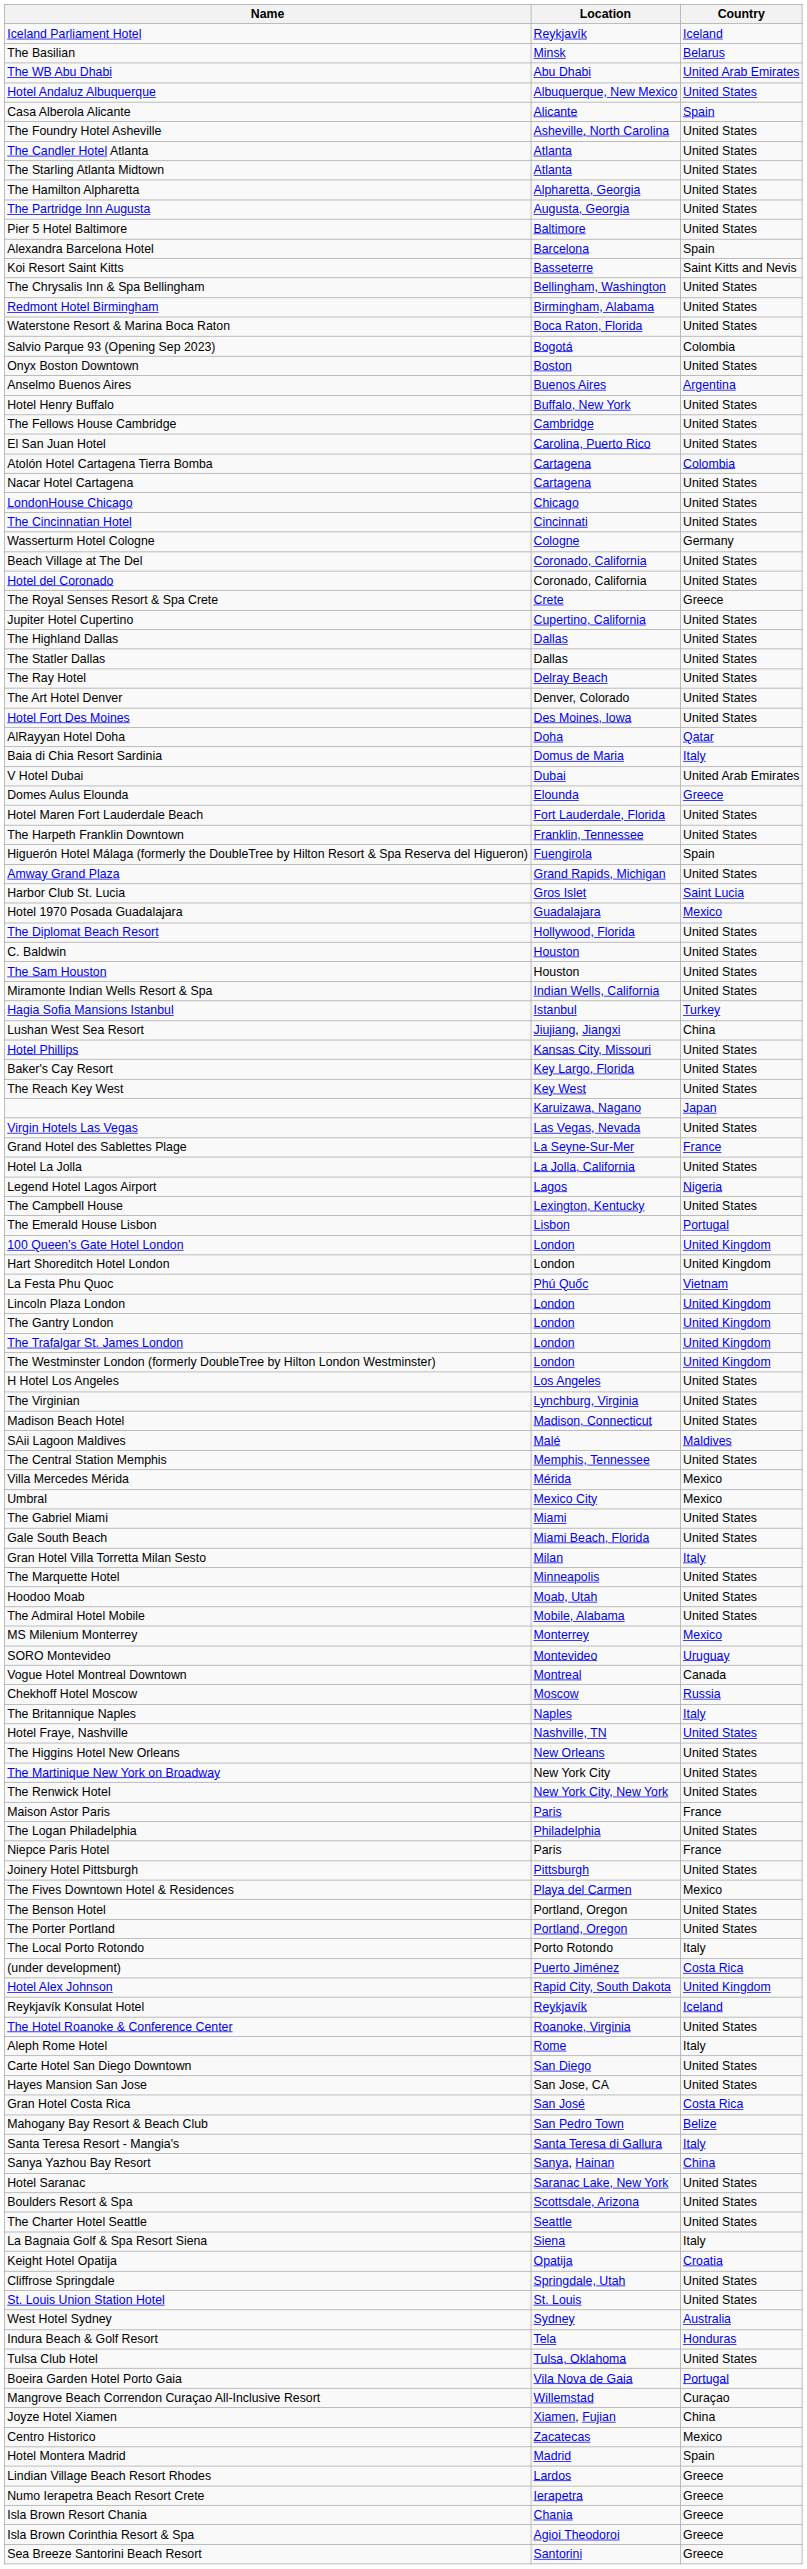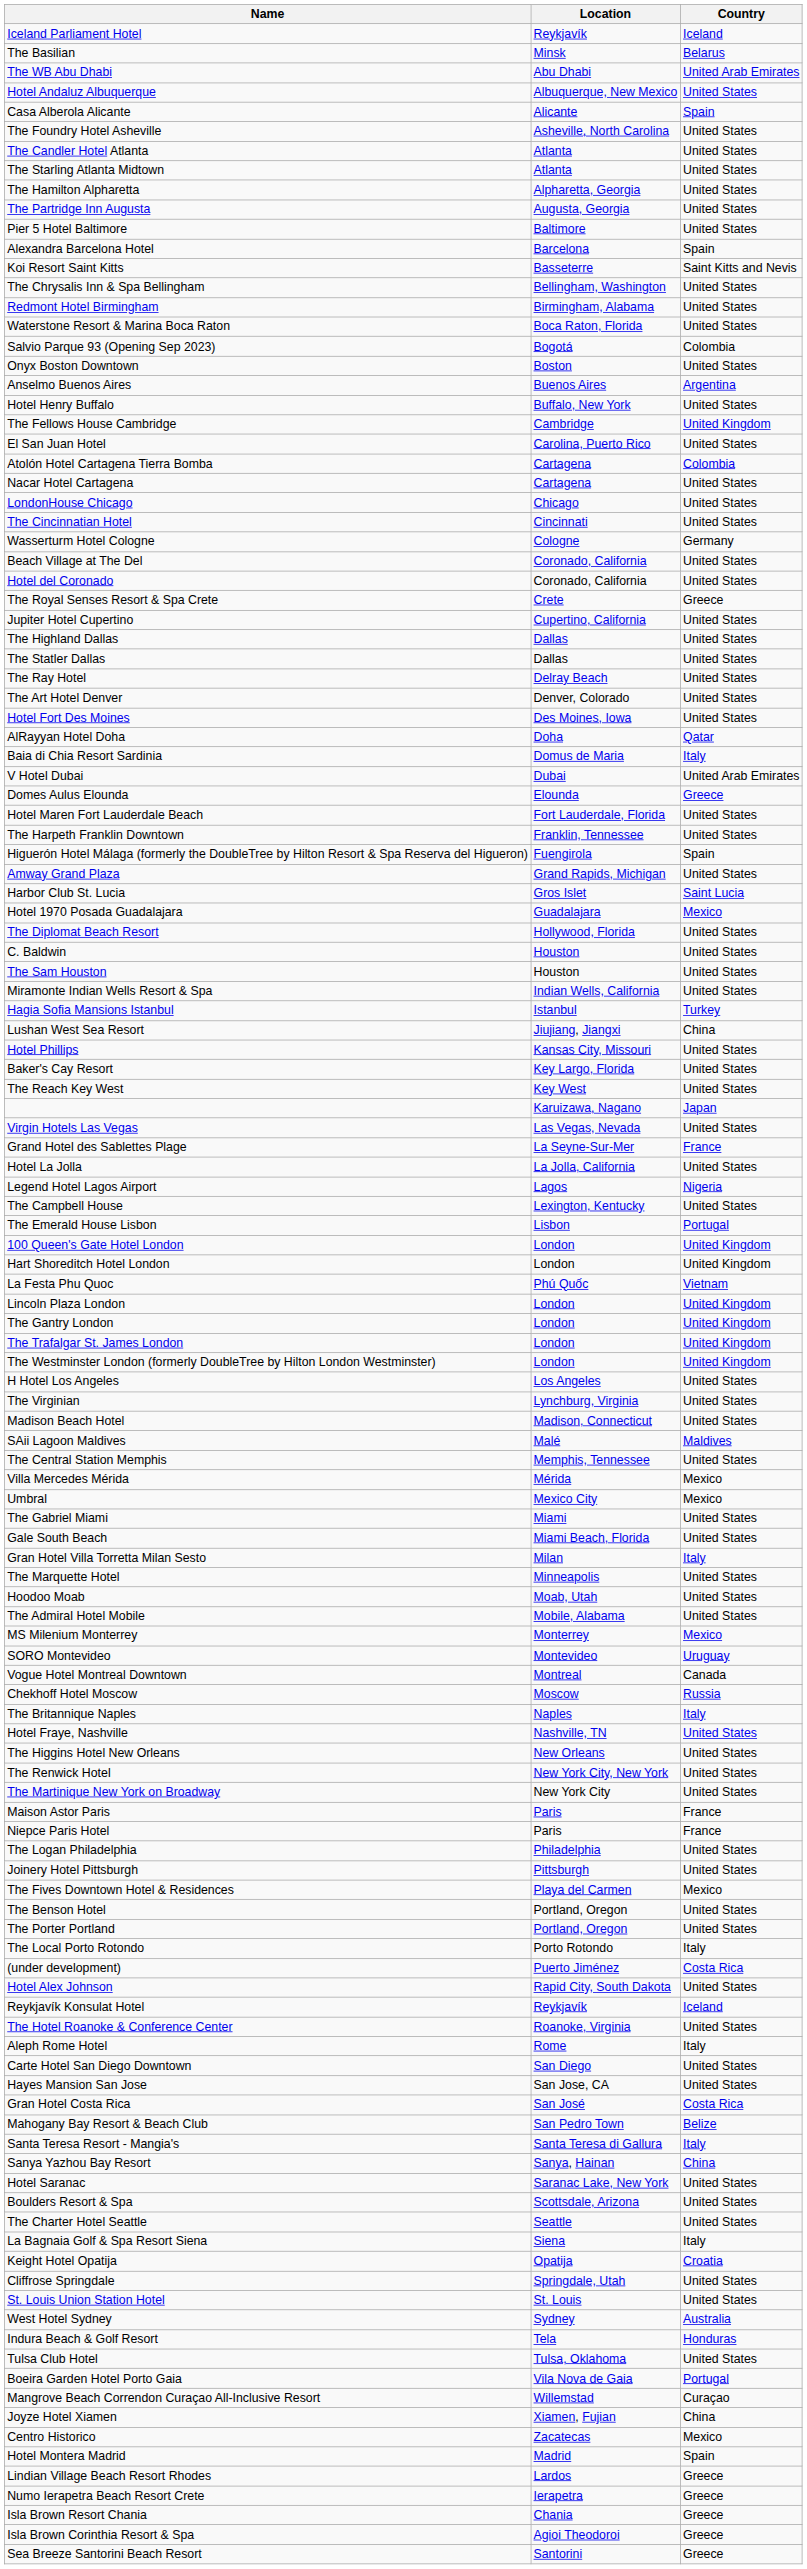(720, 424) United States -> (727, 424) United Kingdom
rows swapped: (59, 1792) <-> (114, 1772)
rows swapped: (58, 1850) <-> (72, 1831)
(727, 1987) United Kingdom -> (720, 1987) United States
